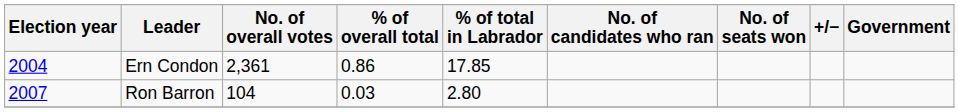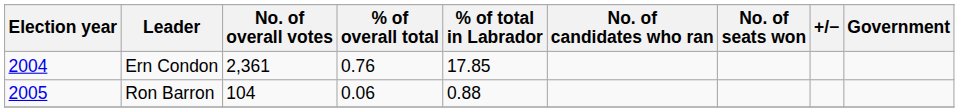(358, 65) 0.86 -> (358, 65) 0.76
(28, 93) 2007 -> (28, 93) 2005
(358, 93) 0.03 -> (358, 93) 0.06
(464, 93) 2.80 -> (464, 93) 0.88
